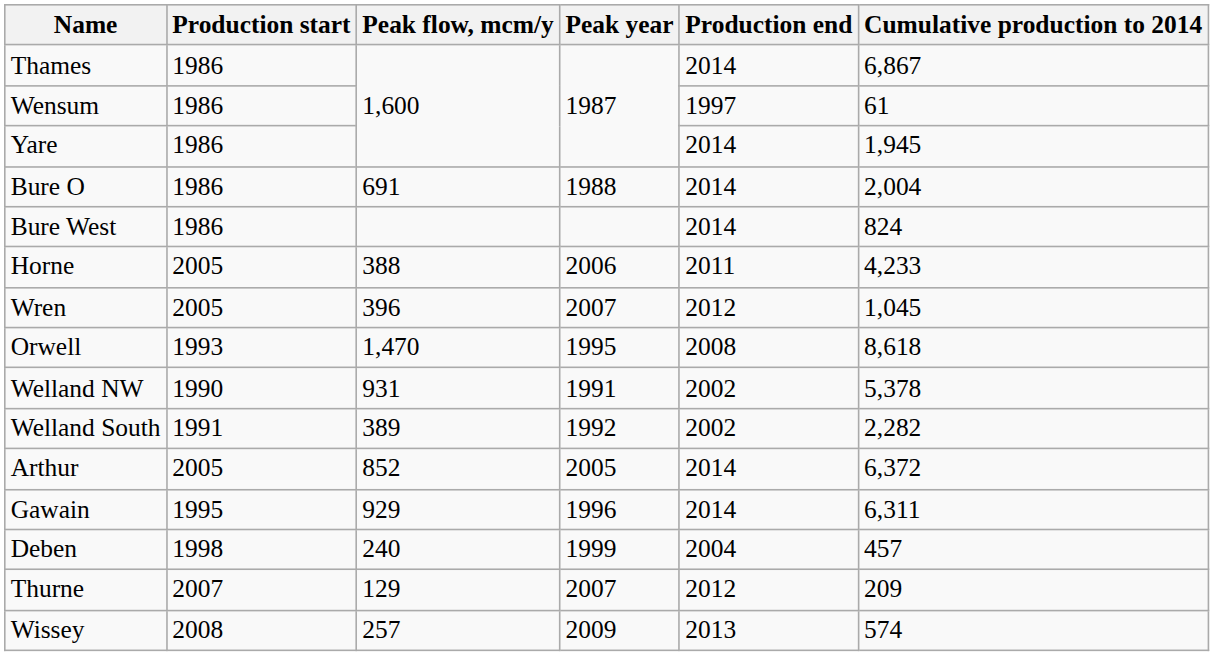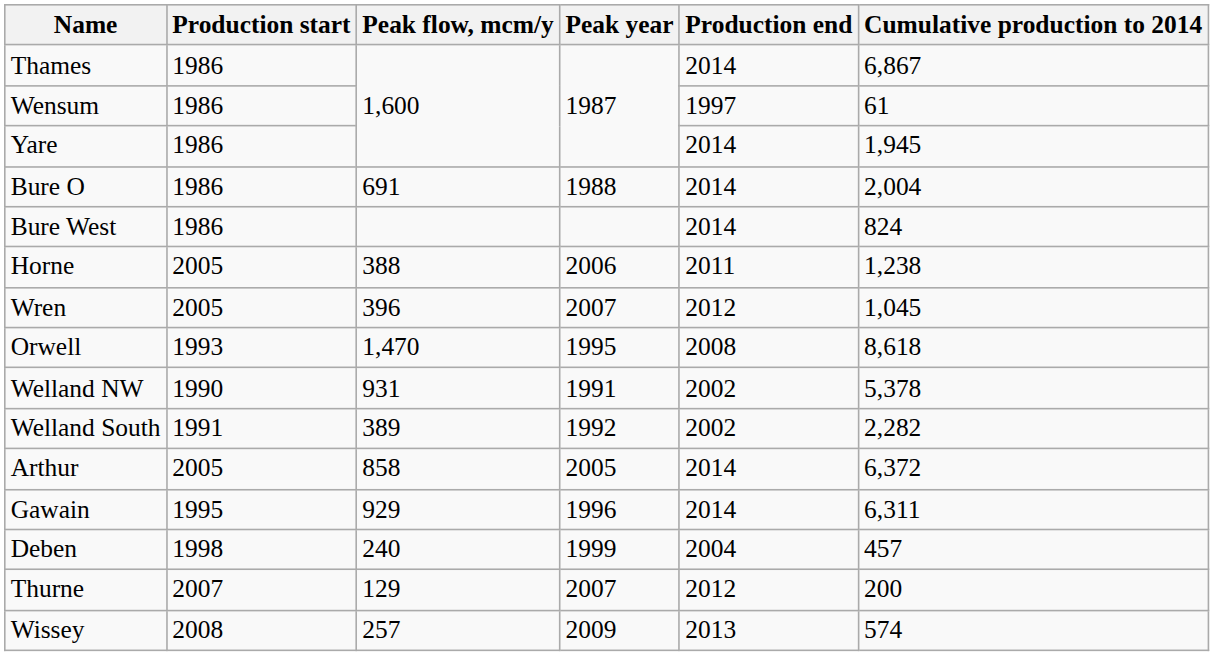(893, 266) 4,233 -> (893, 266) 1,238
(381, 468) 852 -> (381, 468) 858
(883, 589) 209 -> (883, 589) 200
